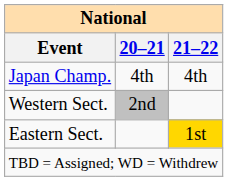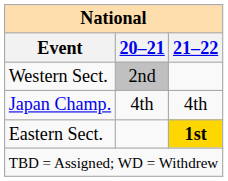rows swapped: (60, 76) <-> (58, 104)
(196, 133) normal -> (196, 133) bold
